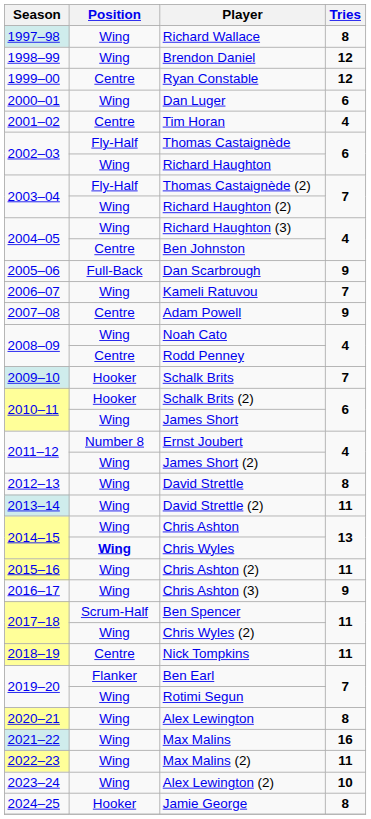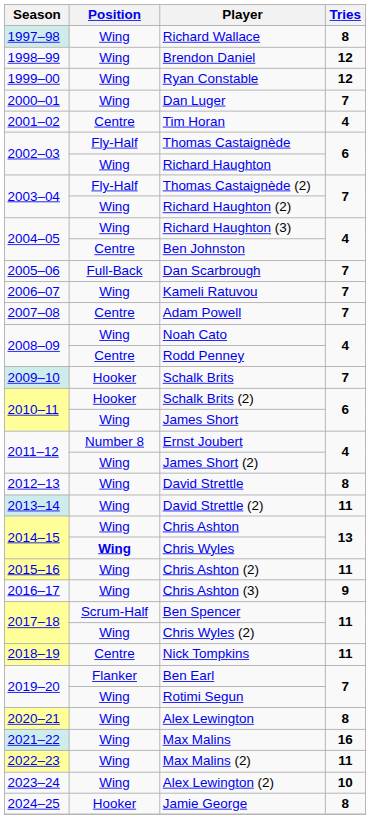(115, 79) Centre -> (115, 79) Wing
(345, 100) 6 -> (345, 100) 7
(345, 270) 9 -> (345, 270) 7
(345, 313) 9 -> (345, 313) 7
